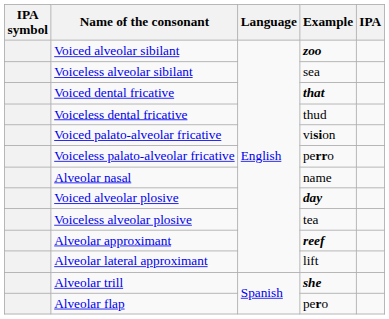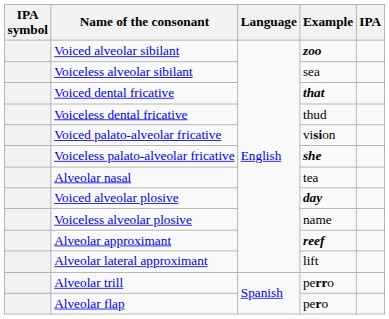(318, 156) perro -> (312, 156) she
(317, 177) name -> (311, 177) tea
(311, 219) tea -> (317, 219) name
(312, 282) she -> (318, 282) perro
